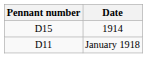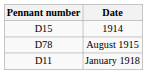+ row: (113, 45)
